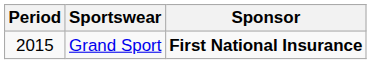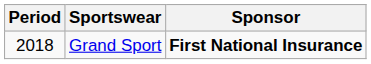(35, 44) 2015 -> (35, 44) 2018
